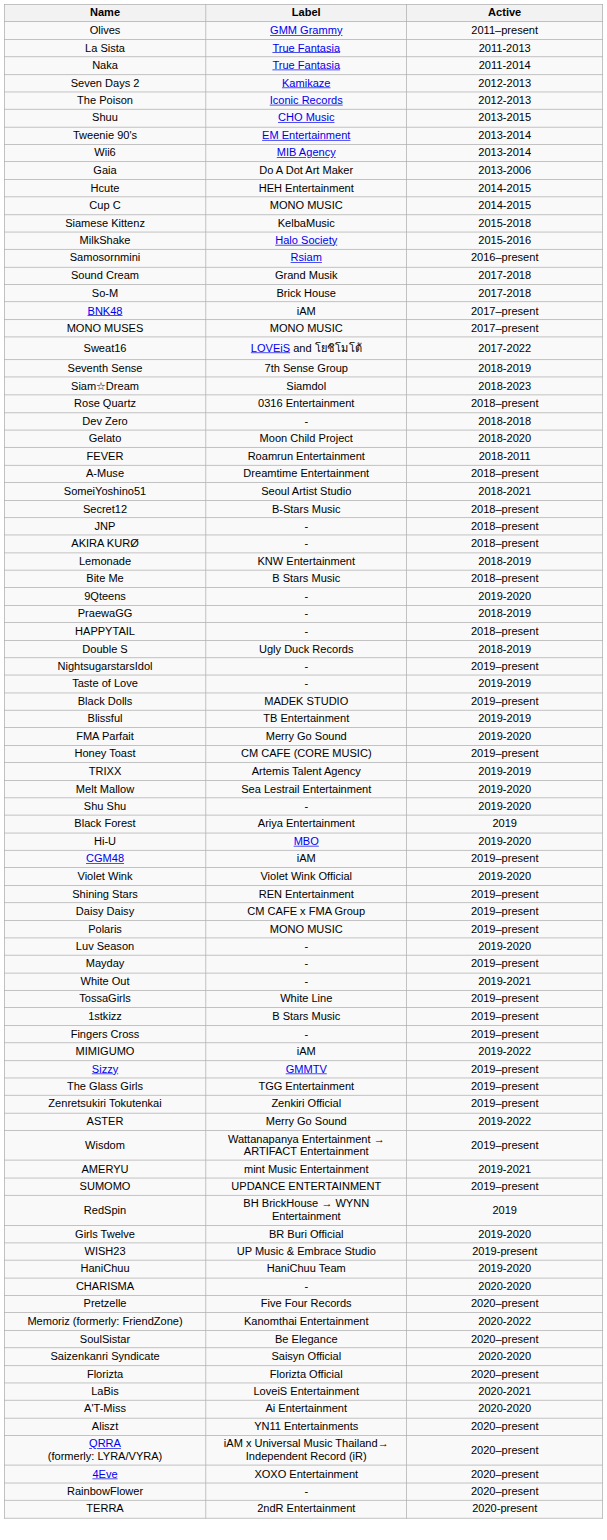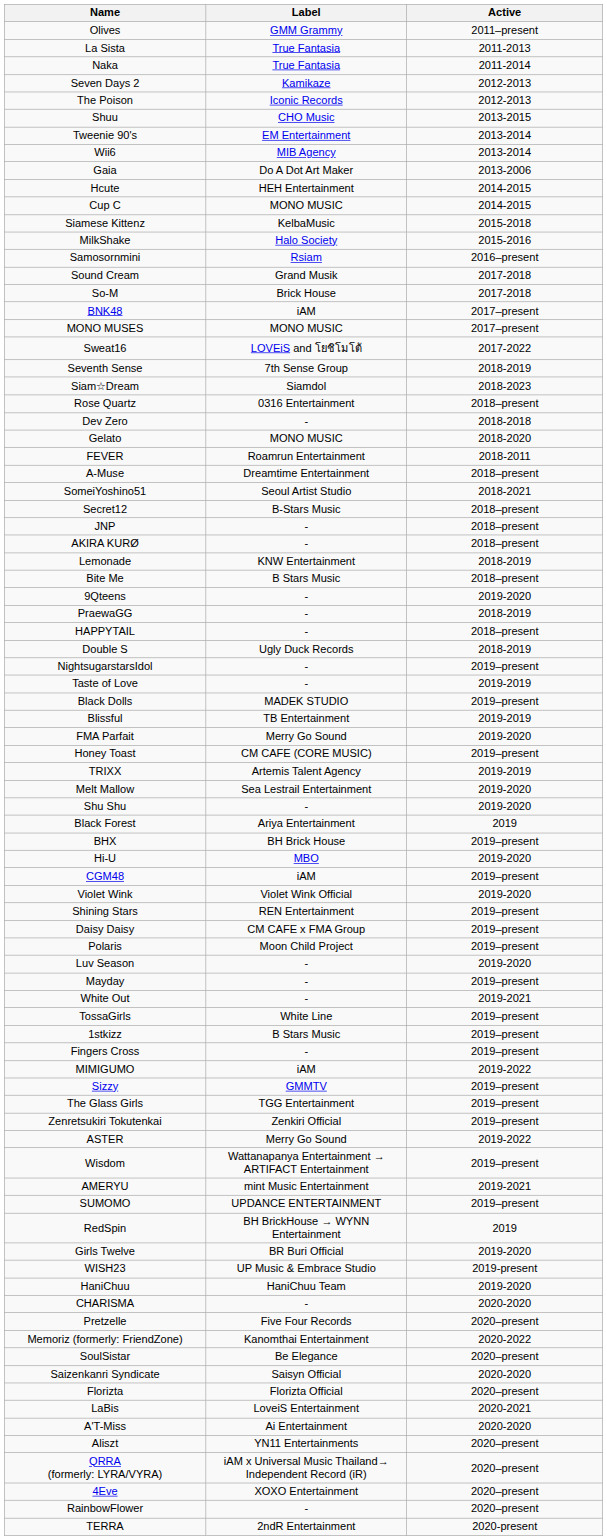(306, 438) Moon Child Project -> (306, 438) MONO MUSIC
+ row: (105, 841)
(306, 929) MONO MUSIC -> (306, 946) Moon Child Project
